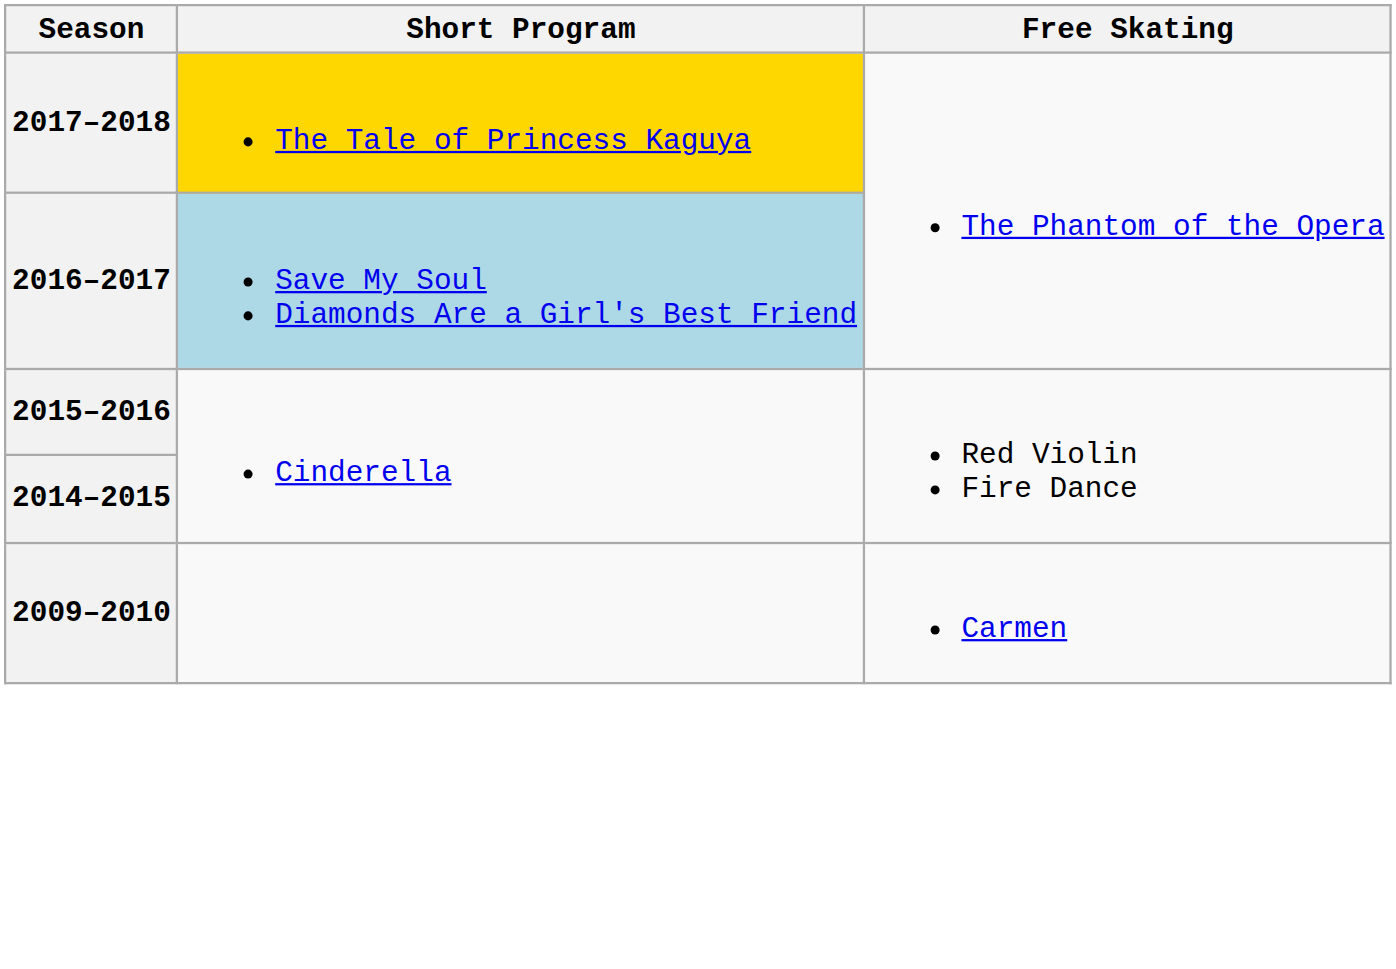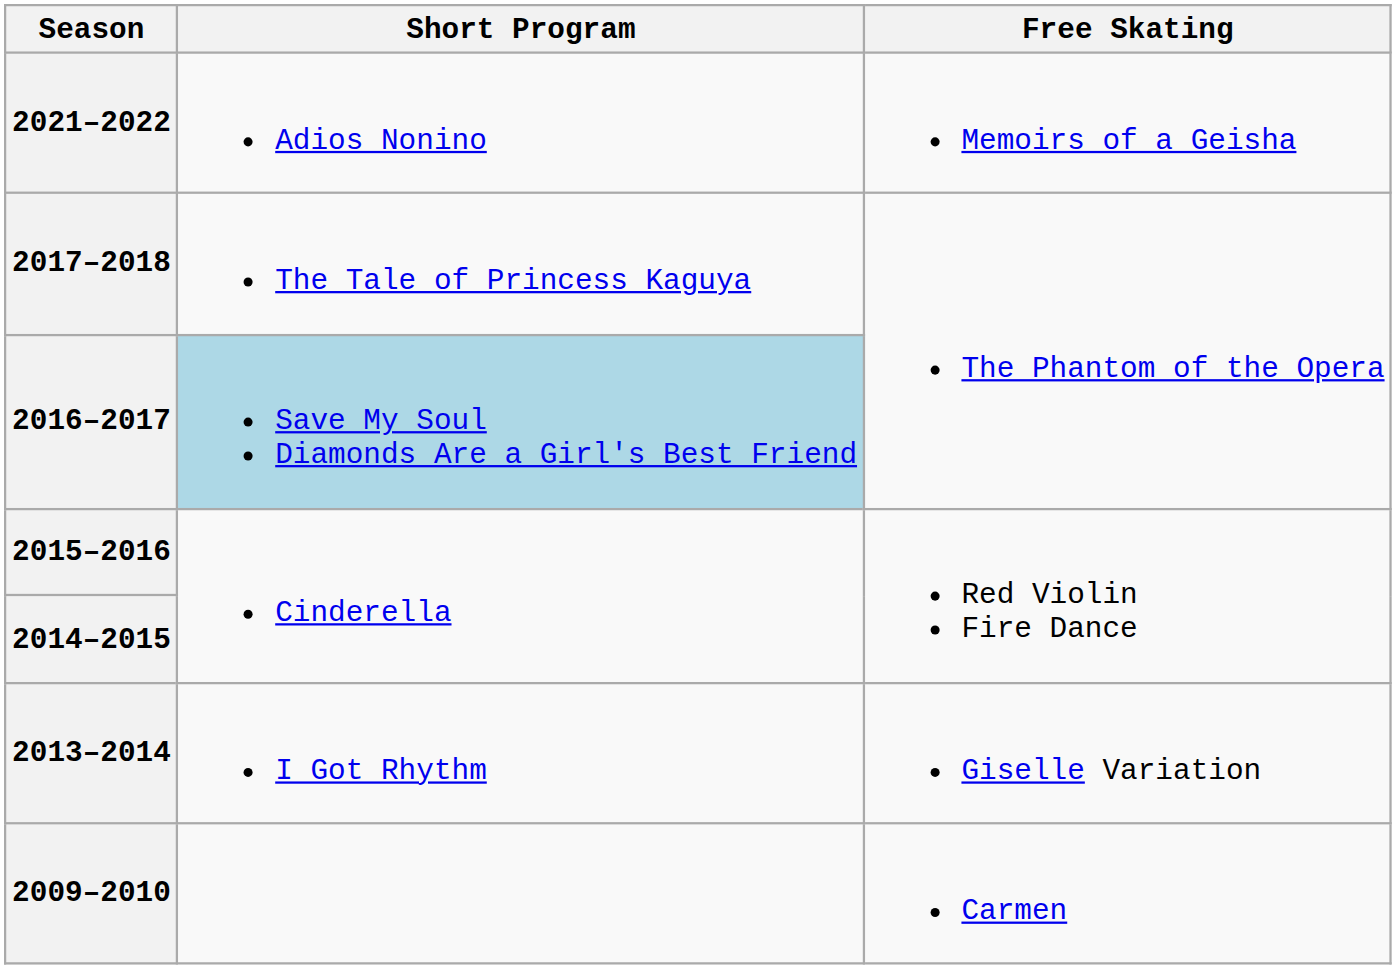+ row: (91, 123)
(521, 140) gold background -> (521, 281) no background
+ row: (91, 753)
